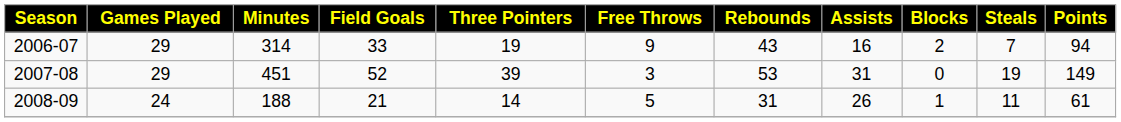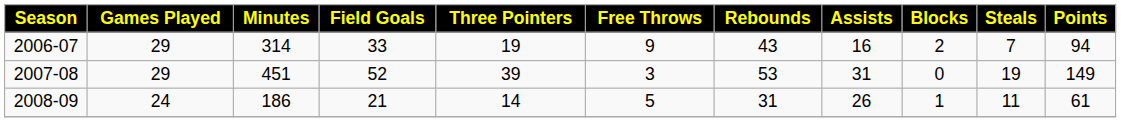(276, 102) 188 -> (276, 102) 186
